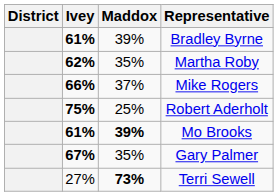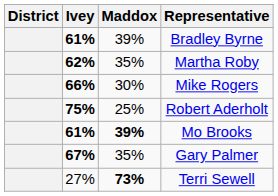(129, 86) 37% -> (129, 86) 30%
